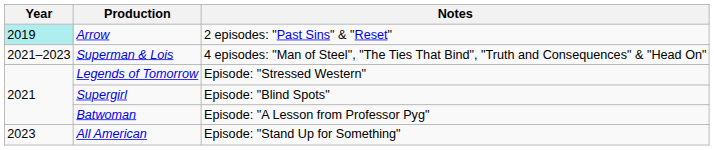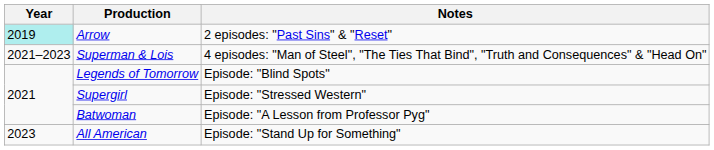(285, 74) Episode: "Stressed Western" -> (267, 74) Episode: "Blind Spots"
(267, 94) Episode: "Blind Spots" -> (285, 94) Episode: "Stressed Western"
